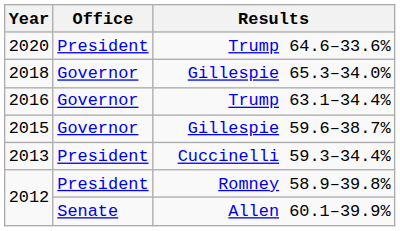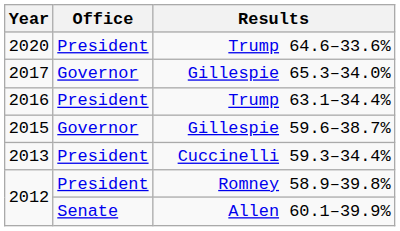(29, 74) 2018 -> (29, 74) 2017
(98, 101) Governor -> (103, 101) President
